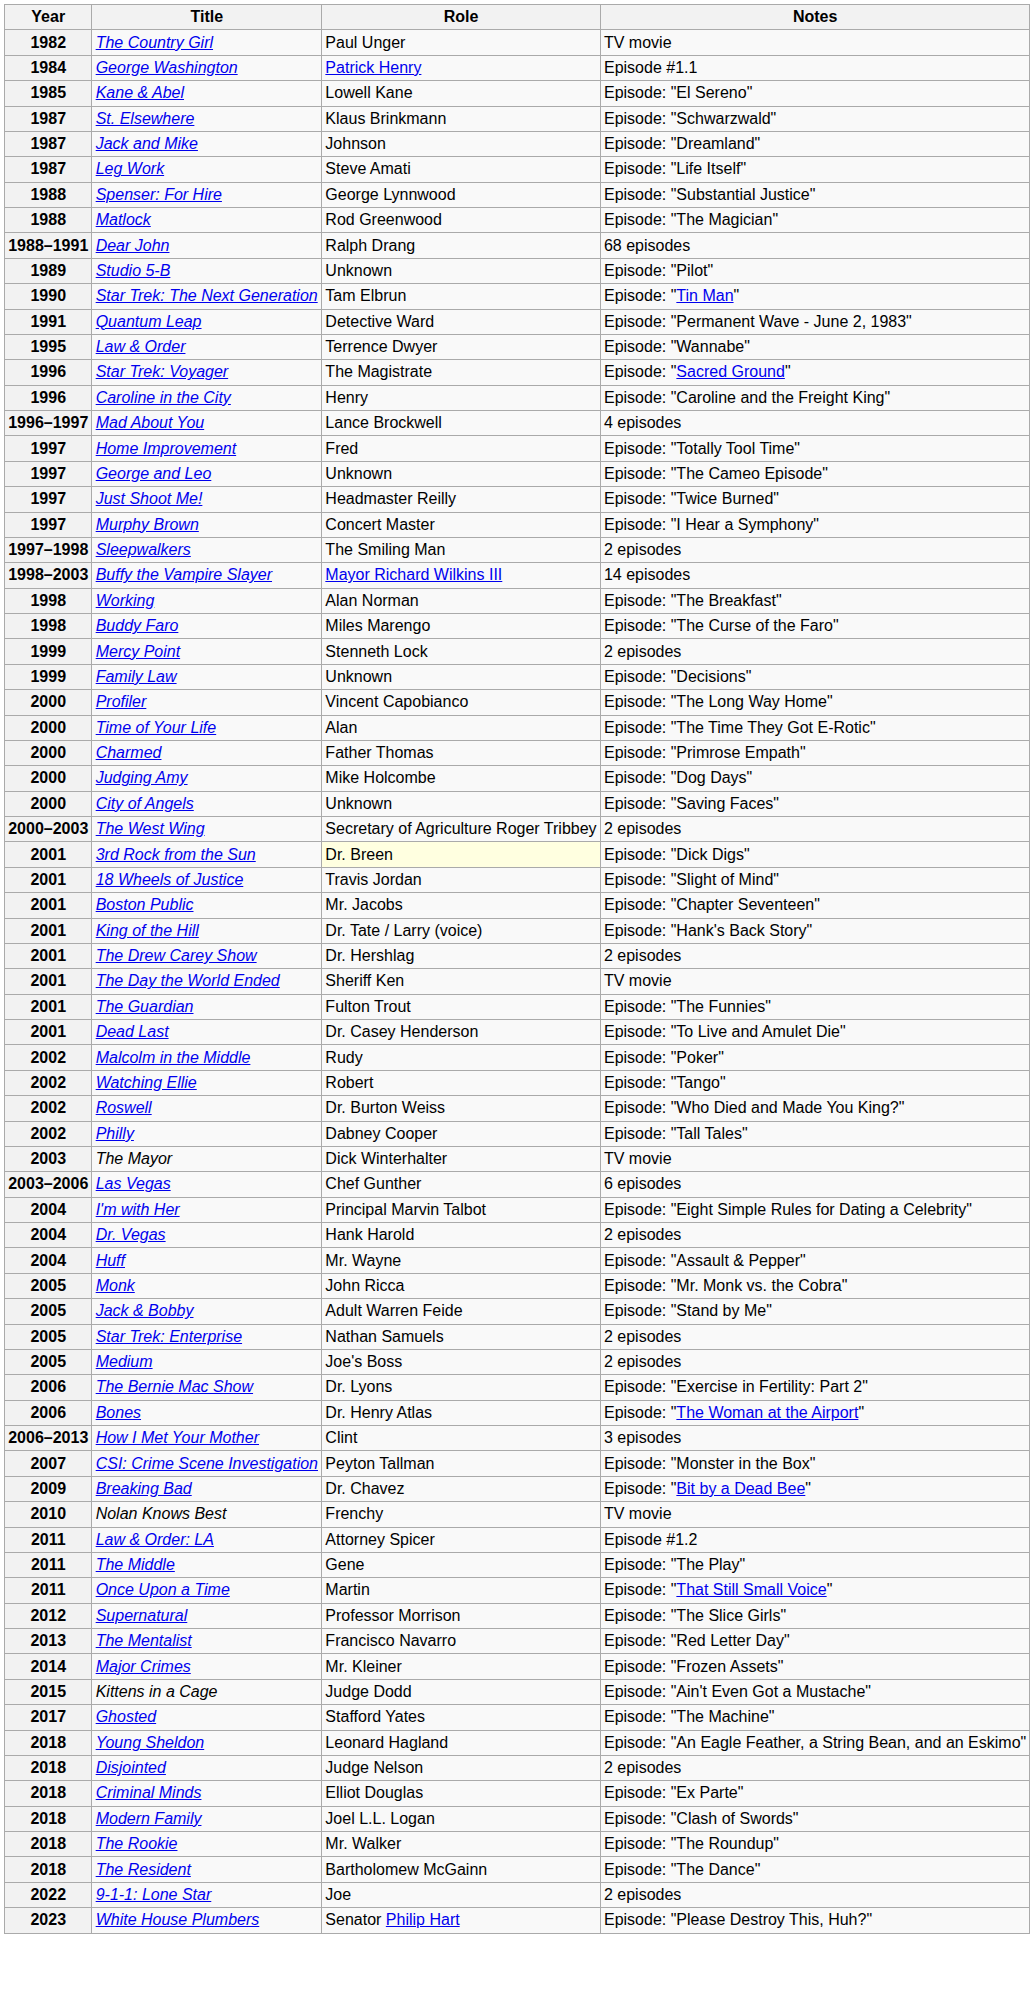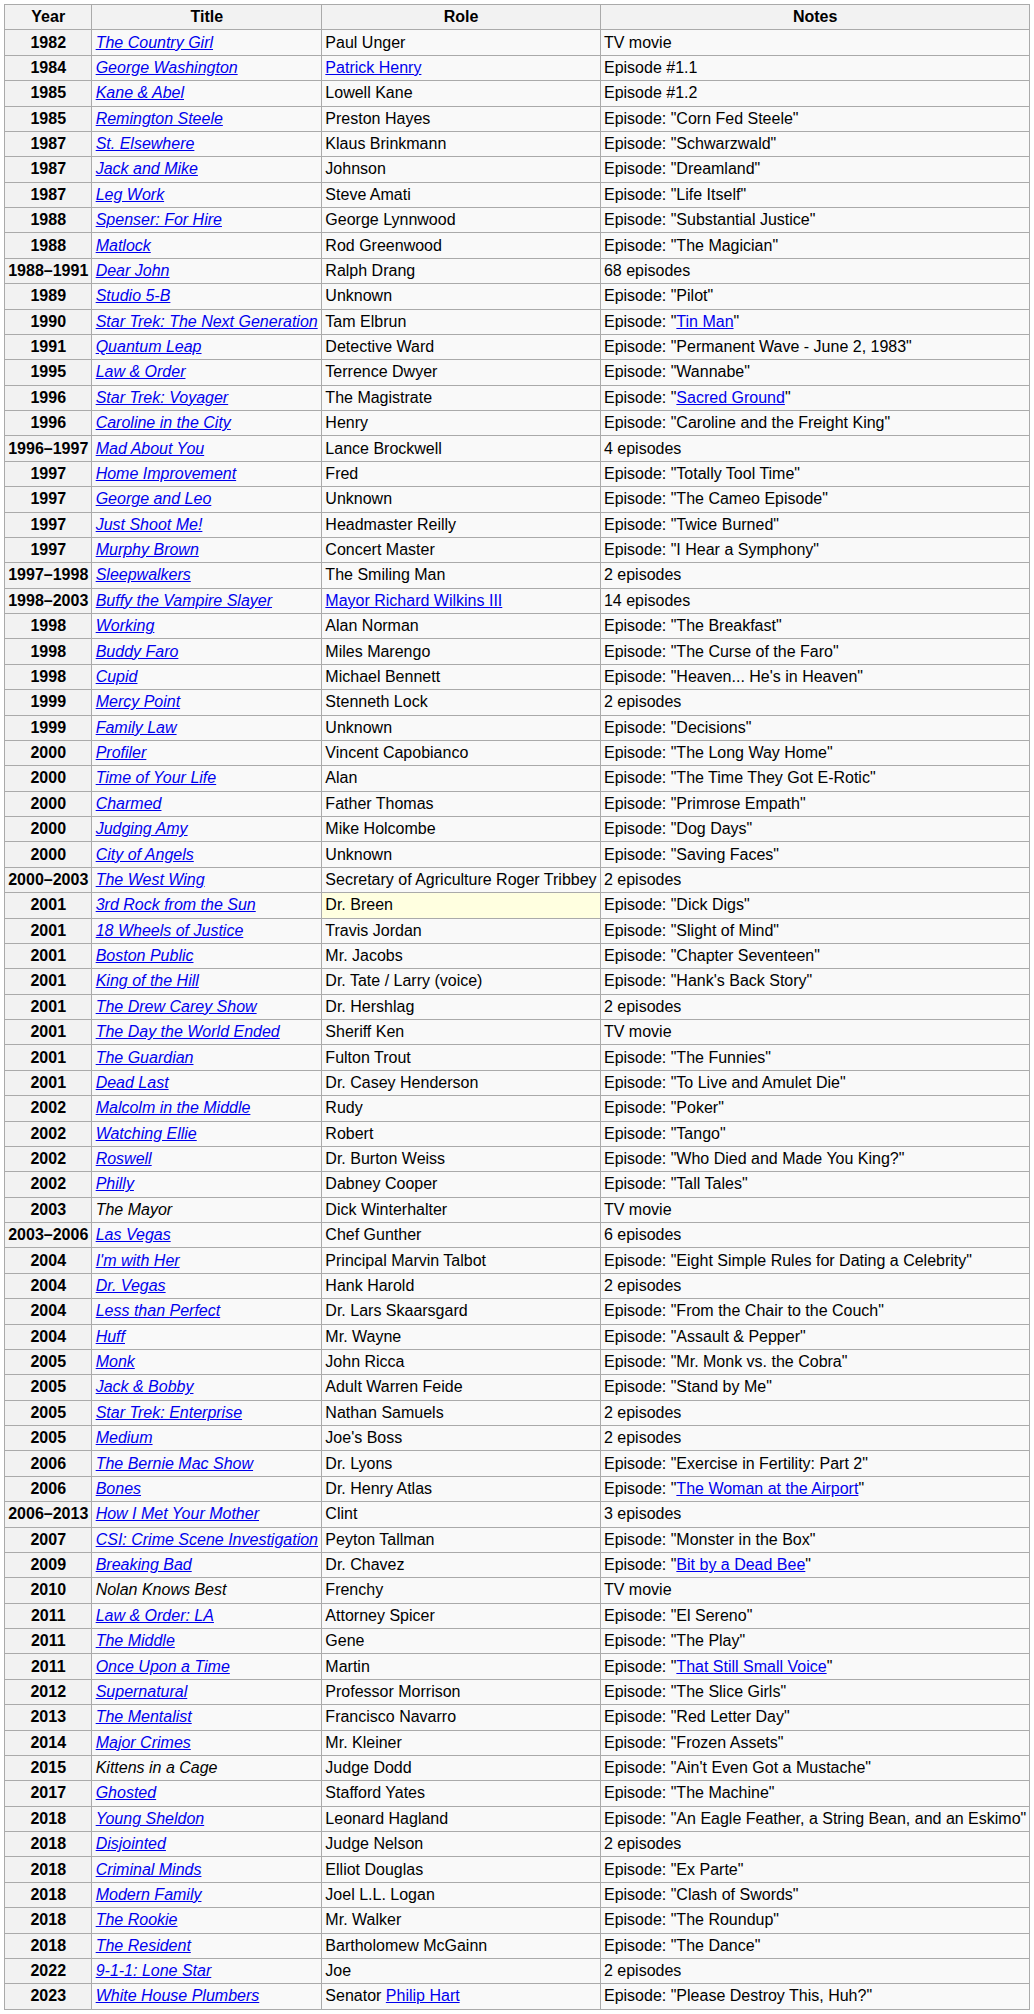(678, 93) Episode: "El Sereno" -> (651, 93) Episode #1.2
+ row: (159, 118)
+ row: (117, 676)
+ row: (158, 1311)
(651, 1539) Episode #1.2 -> (678, 1615) Episode: "El Sereno"
